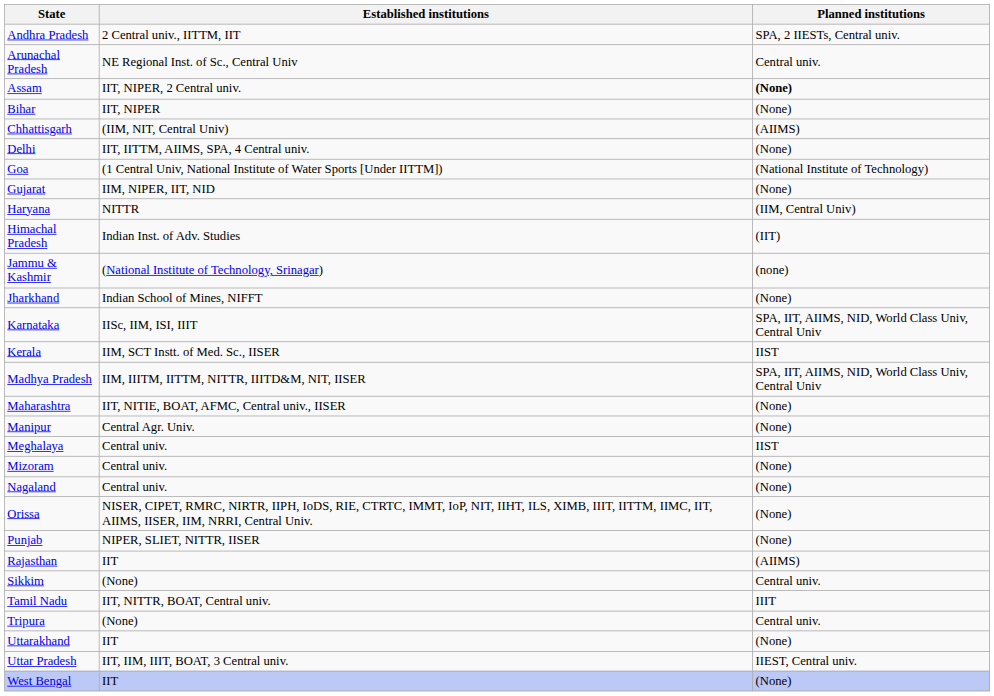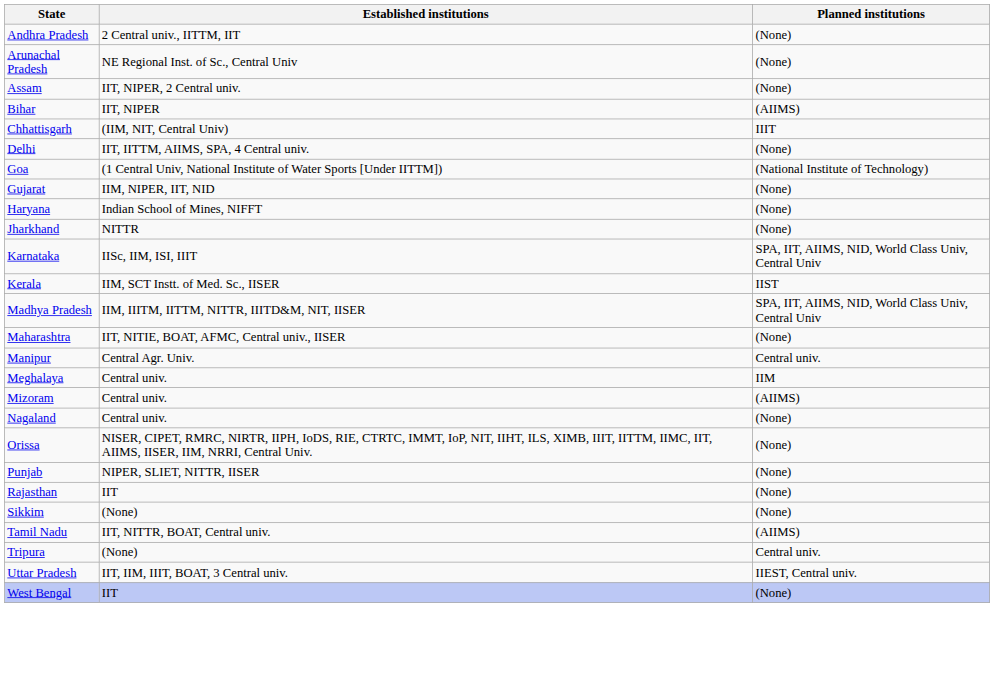(828, 34) SPA, 2 IIESTs, Central univ. -> (773, 34) (None)
(788, 61) Central univ. -> (773, 61) (None)
(774, 88) bold -> (773, 88) normal
(773, 108) (None) -> (778, 108) (AIIMS)
(778, 128) (AIIMS) -> (766, 128) IIIT
(121, 209) NITTR -> (182, 209) Indian School of Mines, NIFFT
(806, 209) (IIM, Central Univ) -> (773, 209) (None)
- row: (32, 236)
- row: (32, 270)
(182, 297) Indian School of Mines, NIFFT -> (120, 229) NITTR
(773, 426) (None) -> (788, 357) Central univ.
(767, 446) IIST -> (765, 377) IIM
(773, 466) (None) -> (778, 397) (AIIMS)
(778, 560) (AIIMS) -> (773, 492) (None)
(788, 580) Central univ. -> (773, 512) (None)
(766, 600) IIIT -> (778, 532) (AIIMS)
- row: (39, 641)
